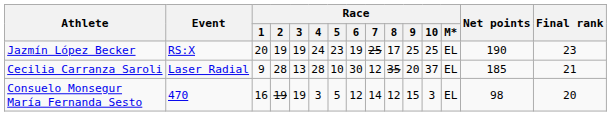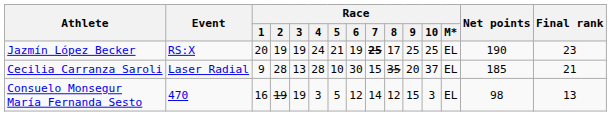(337, 50) 23 -> (337, 50) 21
(375, 50) normal -> (375, 50) bold
(375, 69) 12 -> (375, 69) 15
(570, 95) 20 -> (570, 95) 13
